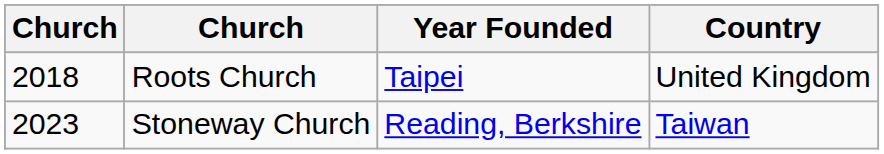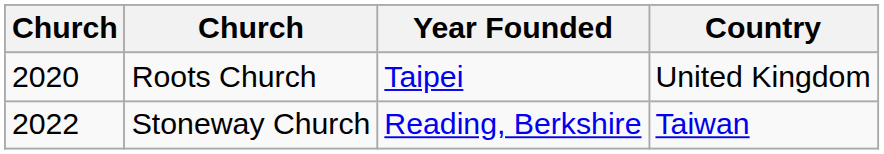(46, 76) 2018 -> (46, 76) 2020
(46, 124) 2023 -> (46, 124) 2022
